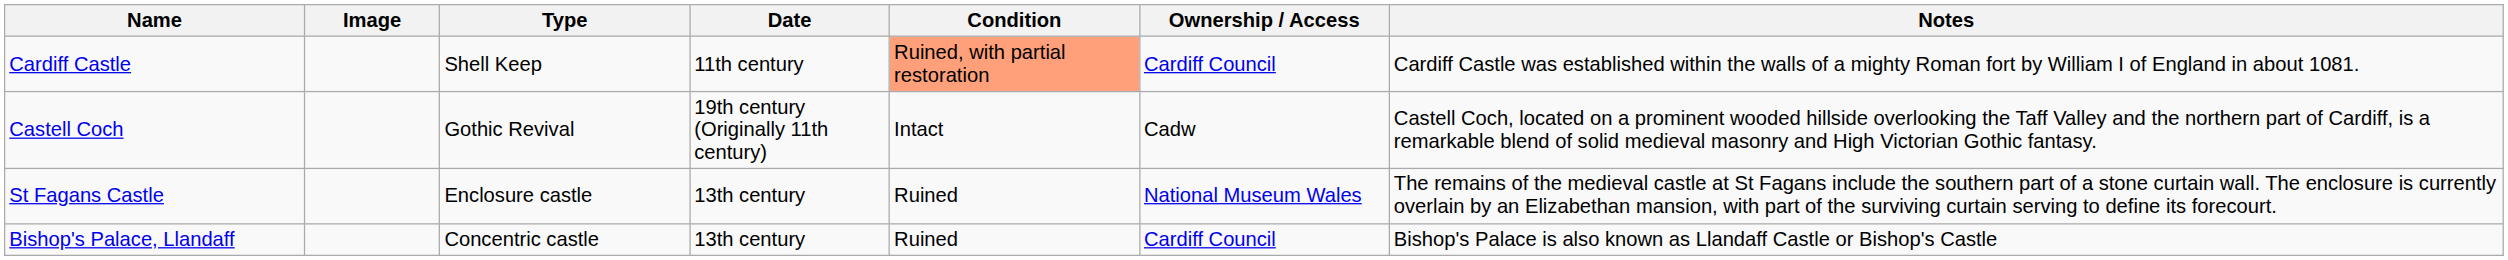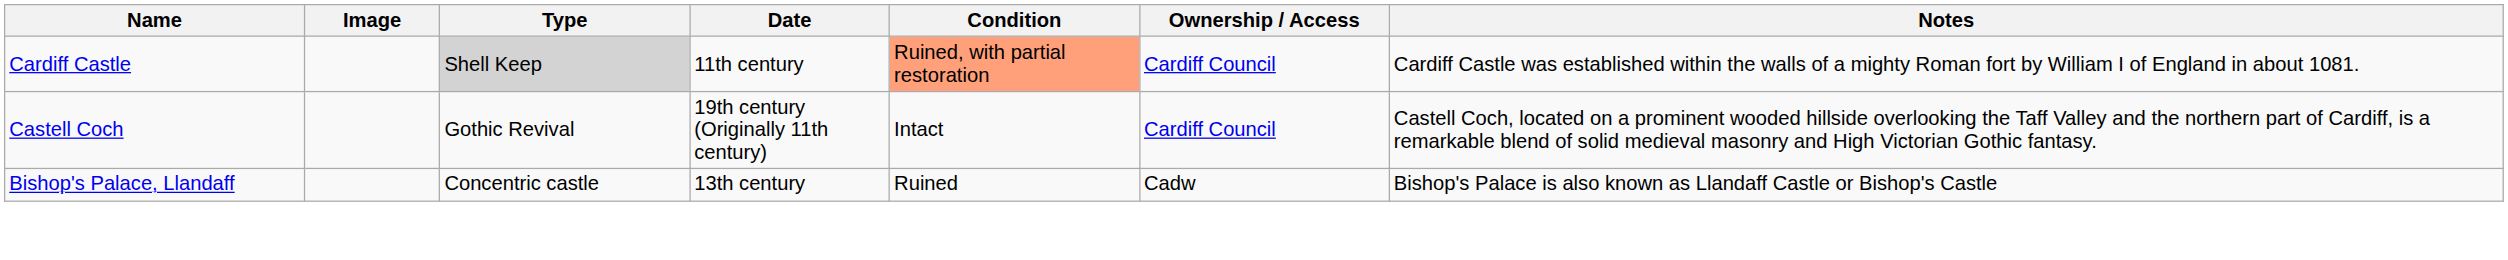(493, 63) no background -> (493, 63) lightgrey background
(1170, 129) Cadw -> (1210, 129) Cardiff Council
- row: (87, 195)
(1210, 239) Cardiff Council -> (1170, 184) Cadw
